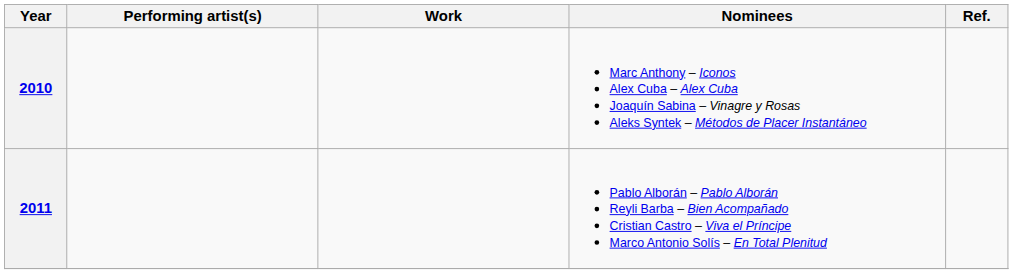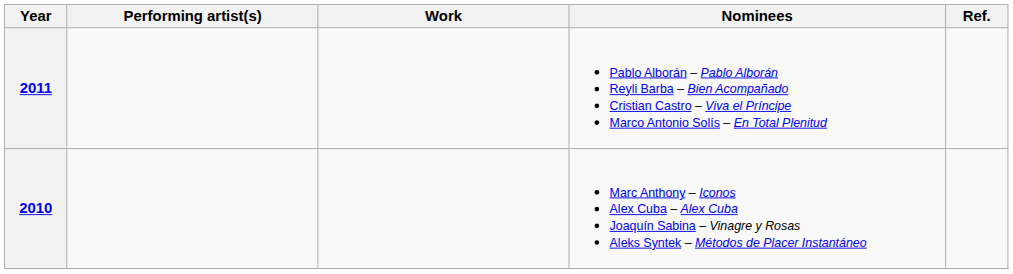rows swapped: (36, 88) <-> (36, 208)
